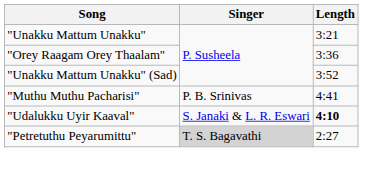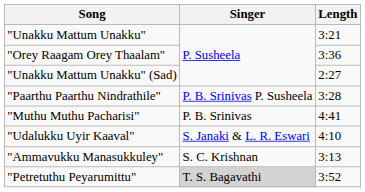(327, 75) 3:52 -> (330, 75) 2:27
+ row: (84, 95)
(328, 116) bold -> (330, 136) normal
+ row: (85, 156)
(327, 136) 2:27 -> (330, 177) 3:52
